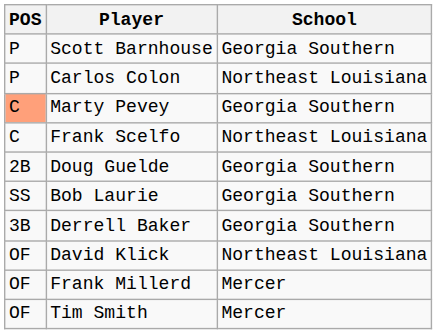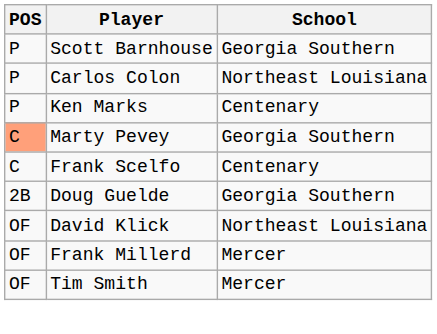+ row: (99, 108)
(324, 137) Northeast Louisiana -> (270, 167) Centenary
- row: (104, 196)
- row: (121, 226)
